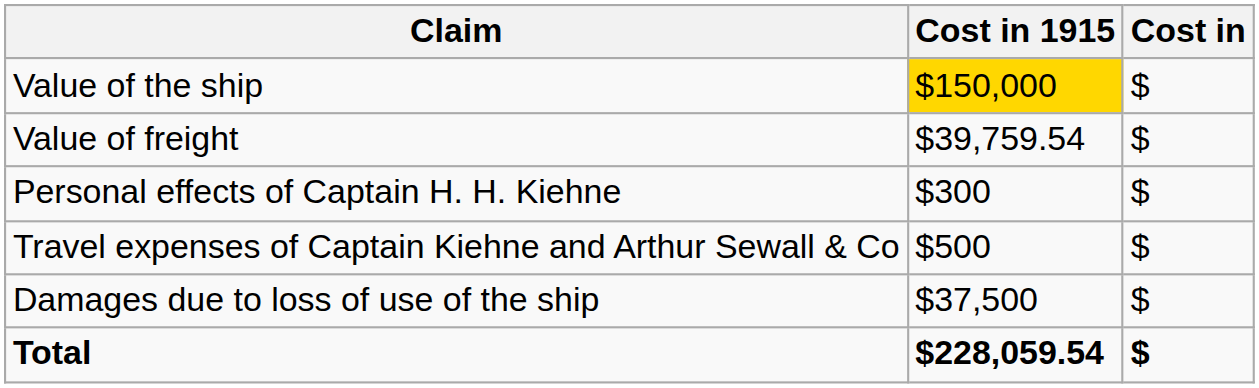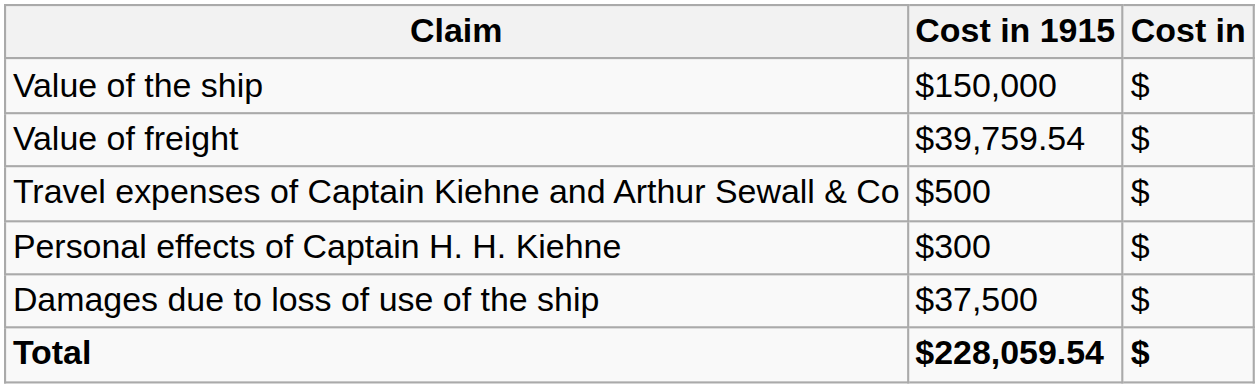(986, 85) gold background -> (986, 85) no background
rows swapped: (456, 246) <-> (317, 192)
